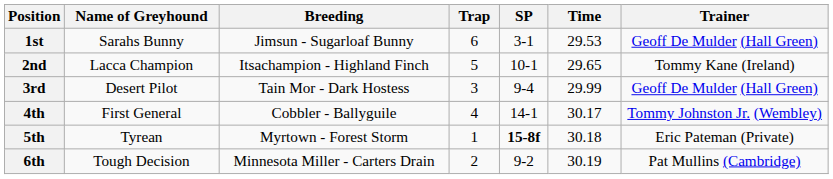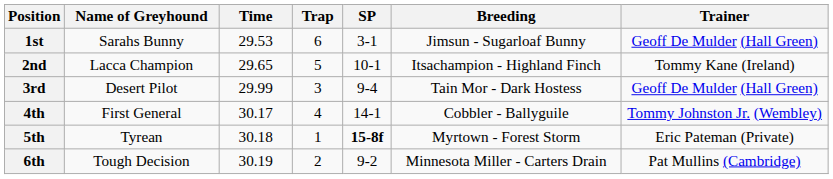columns swapped: (334, 16) <-> (584, 16)
